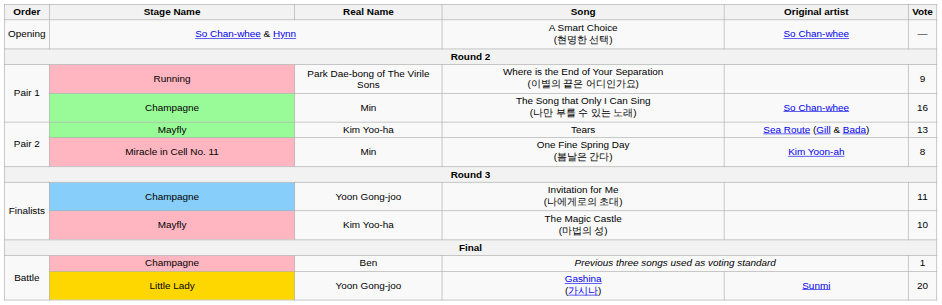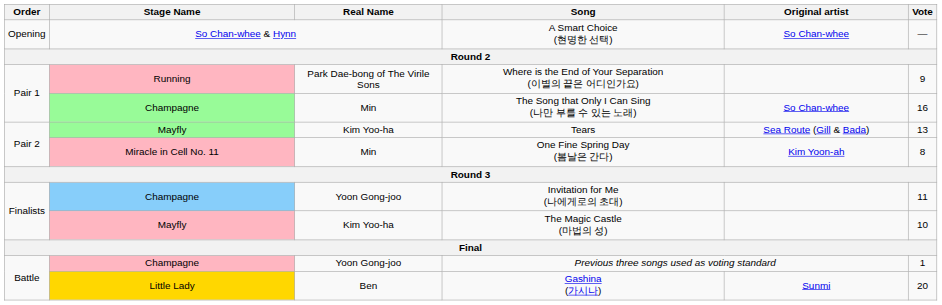(368, 263) Ben -> (368, 263) Yoon Gong-joo
(368, 285) Yoon Gong-joo -> (368, 285) Ben
